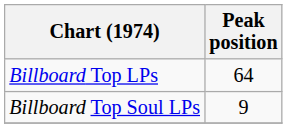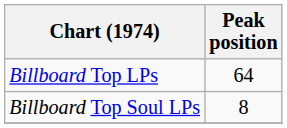(243, 107) 9 -> (243, 107) 8
